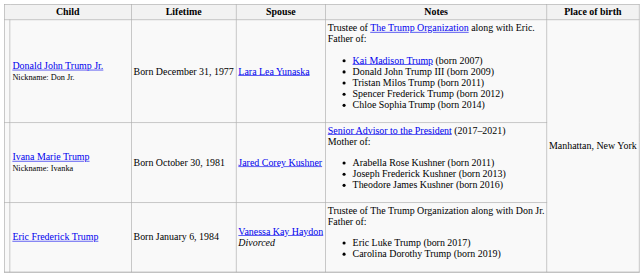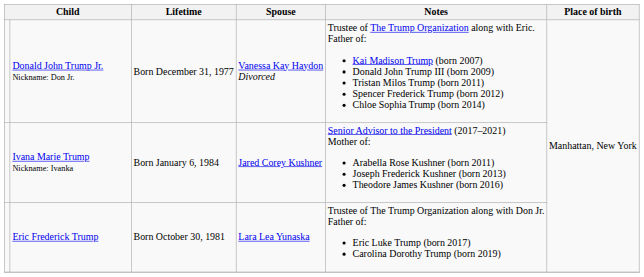(274, 71) Lara Lea Yunaska -> (281, 71) Vanessa Kay Haydon Divorced
(179, 162) Born October 30, 1981 -> (176, 162) Born January 6, 1984
(176, 237) Born January 6, 1984 -> (179, 237) Born October 30, 1981
(281, 237) Vanessa Kay Haydon Divorced -> (274, 237) Lara Lea Yunaska
